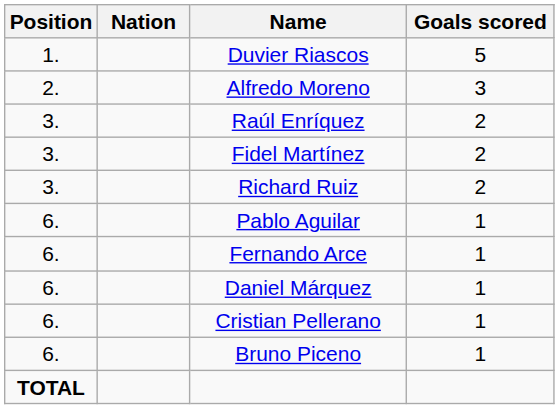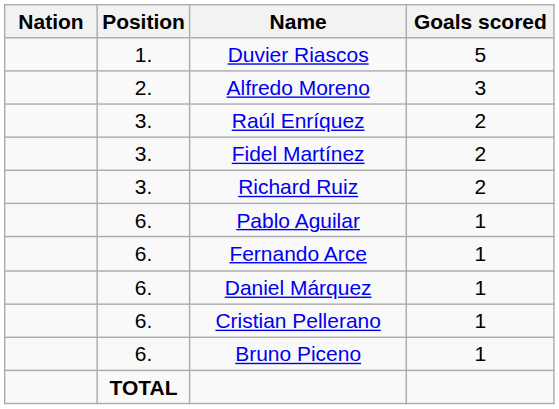columns swapped: (51, 21) <-> (144, 21)
